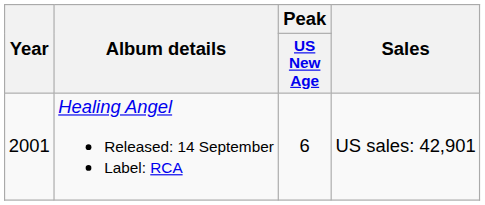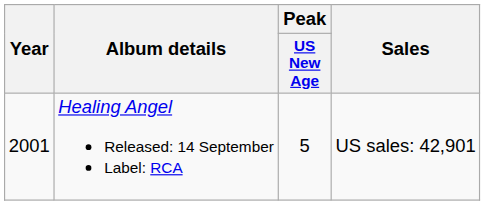(305, 146) 6 -> (305, 146) 5
